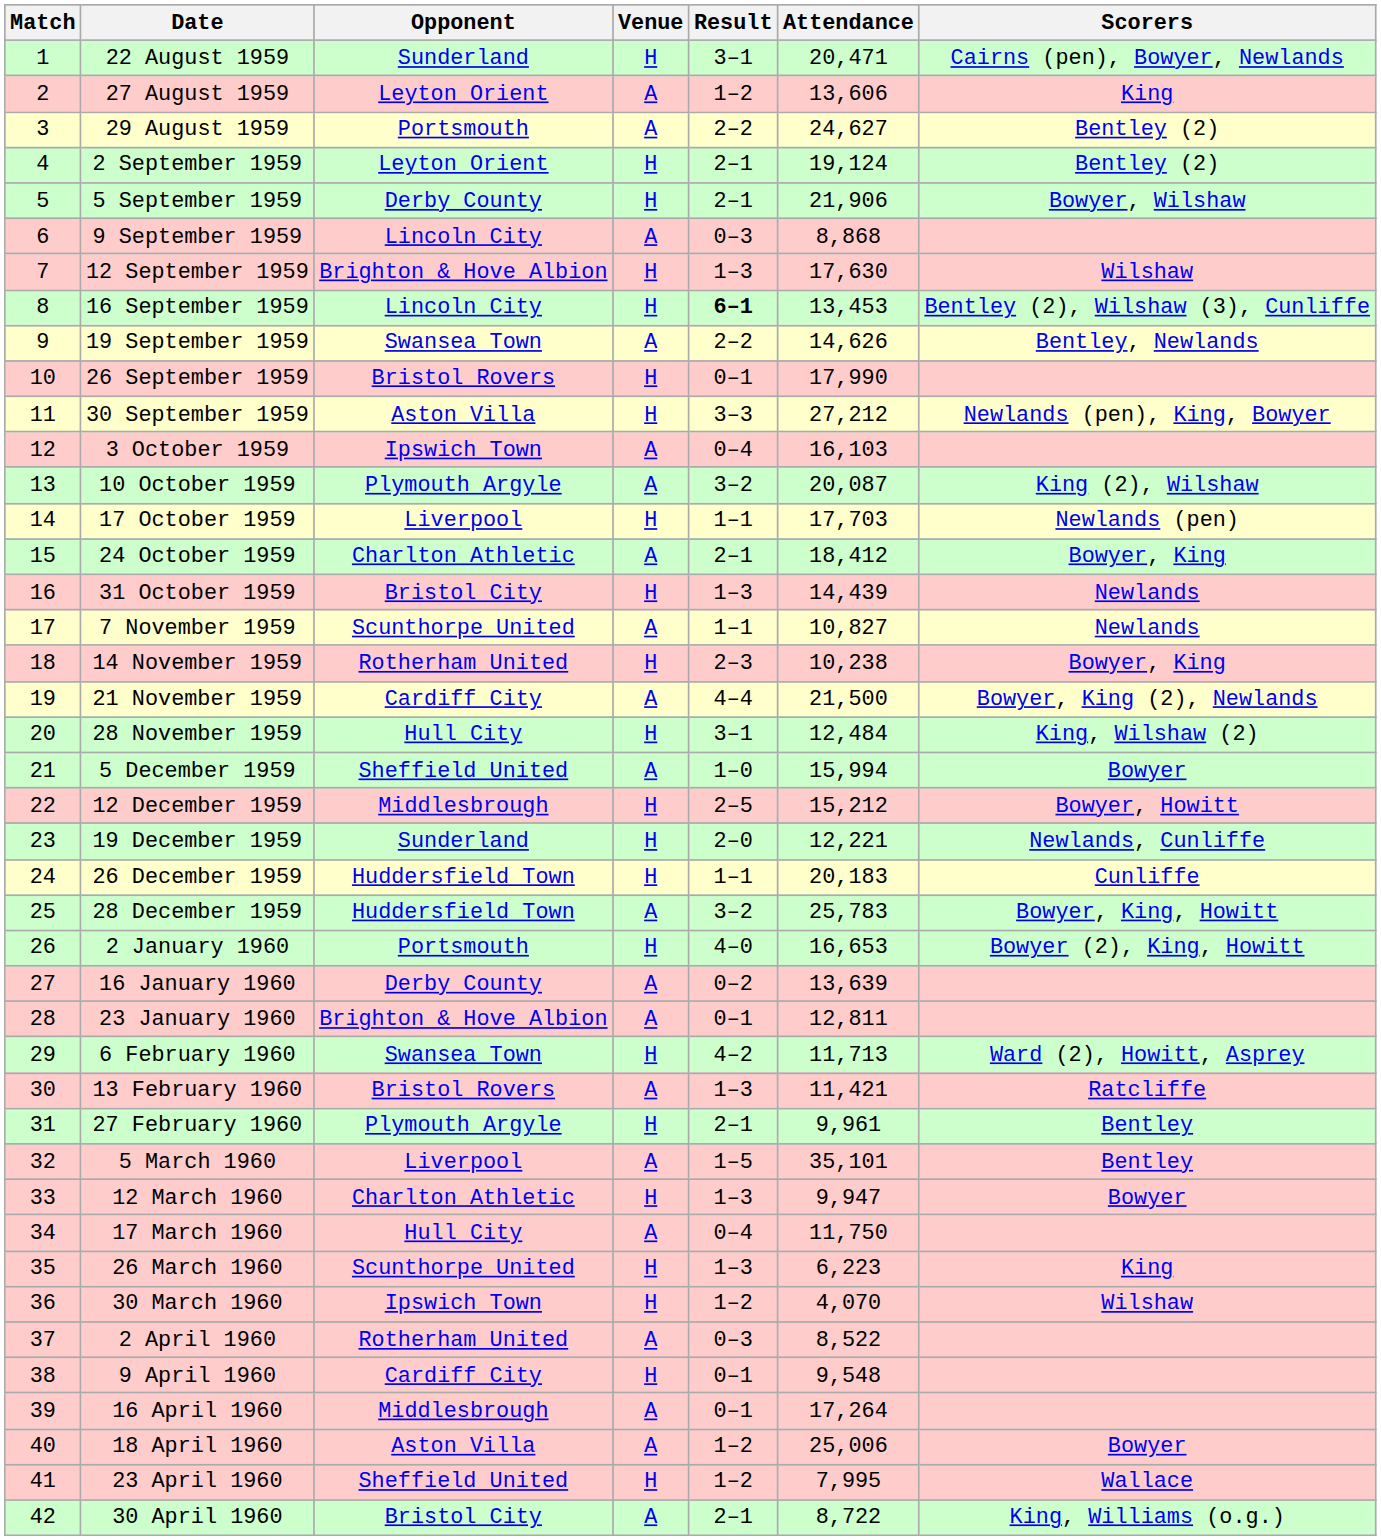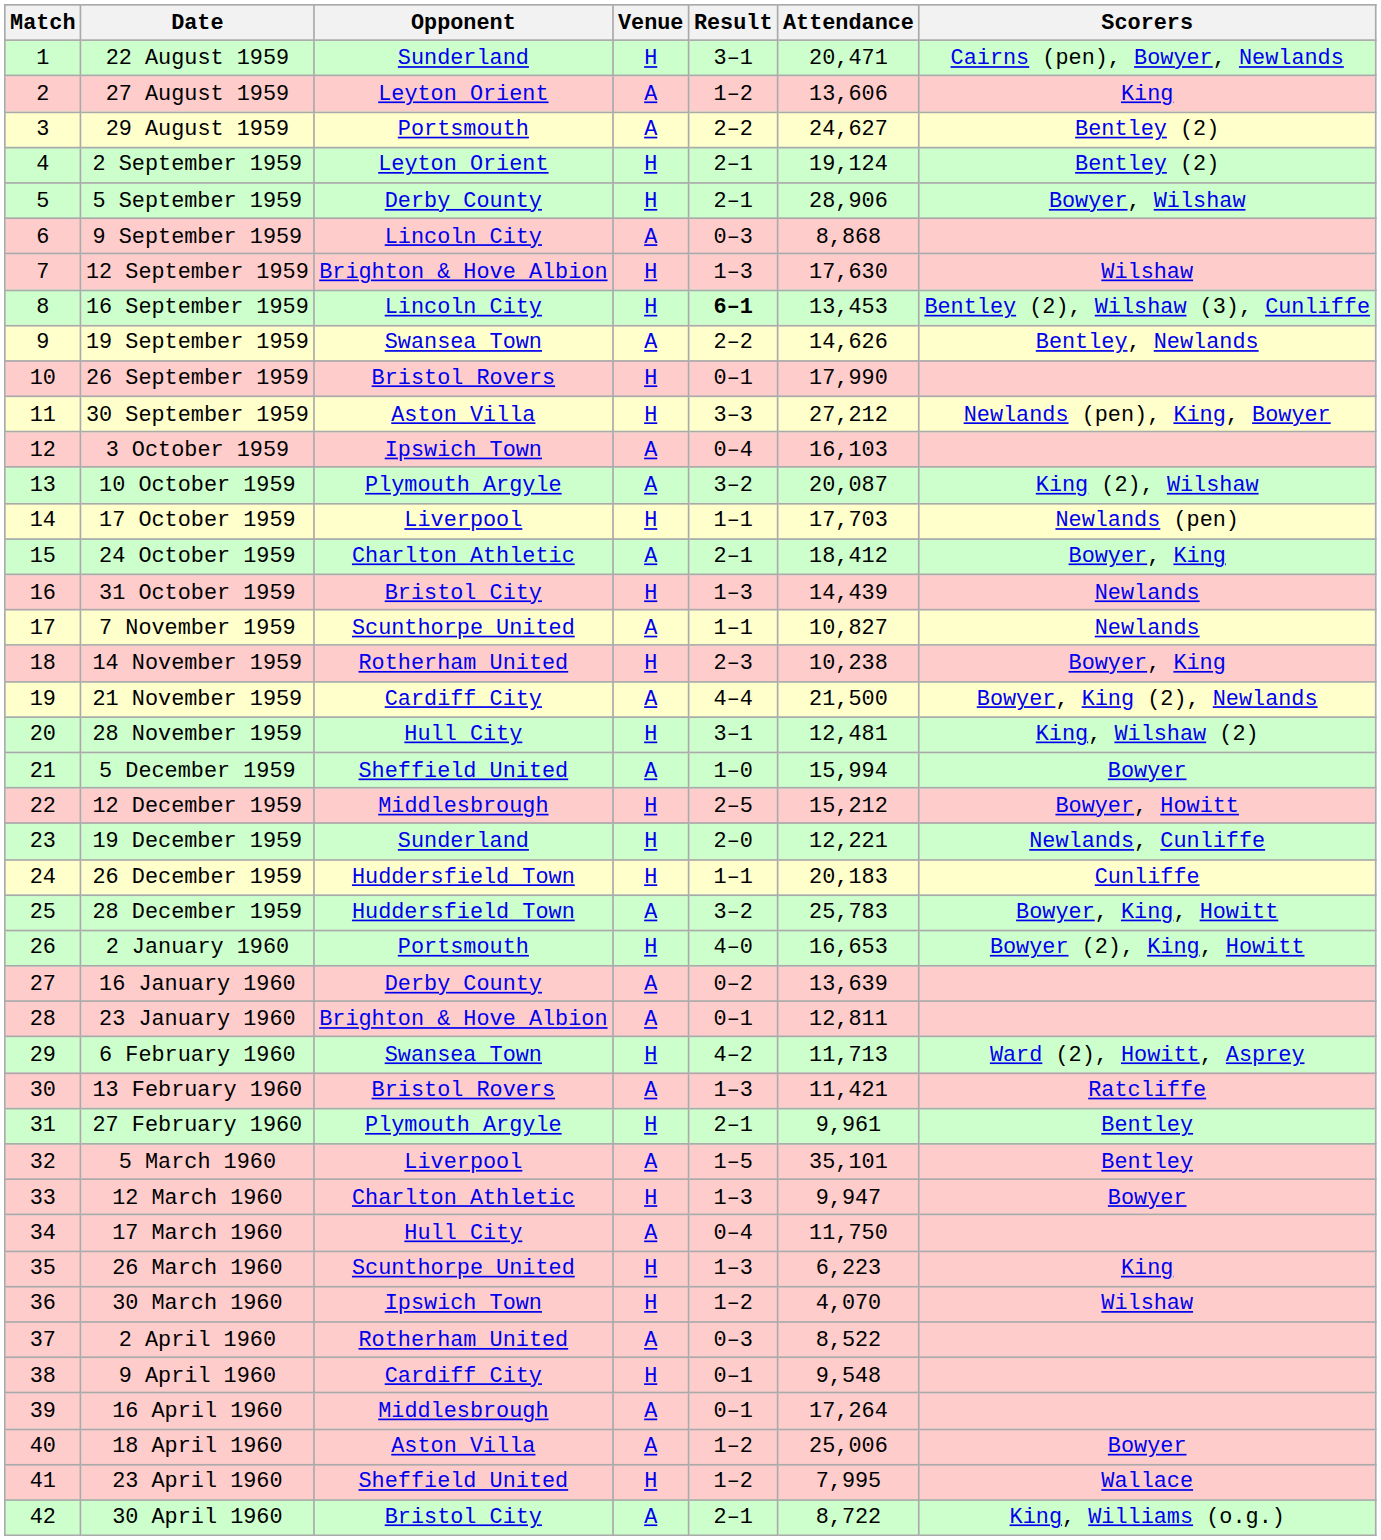(848, 201) 21,906 -> (848, 201) 28,906
(848, 735) 12,484 -> (848, 735) 12,481
